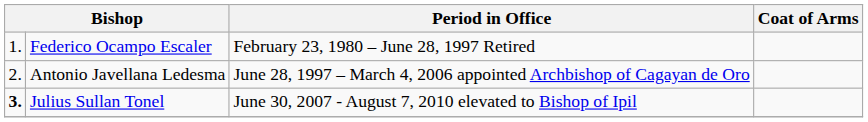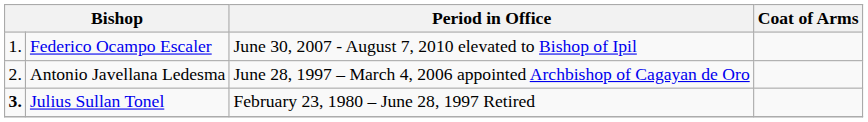(384, 46) February 23, 1980 – June 28, 1997 Retired -> (435, 46) June 30, 2007 - August 7, 2010 elevated to Bishop of Ipil
(435, 102) June 30, 2007 - August 7, 2010 elevated to Bishop of Ipil -> (384, 102) February 23, 1980 – June 28, 1997 Retired
